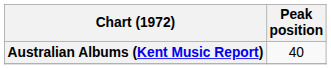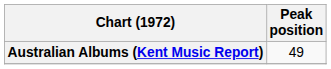(296, 52) 40 -> (296, 52) 49
